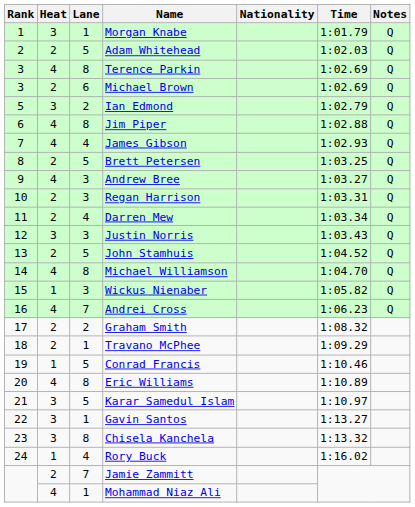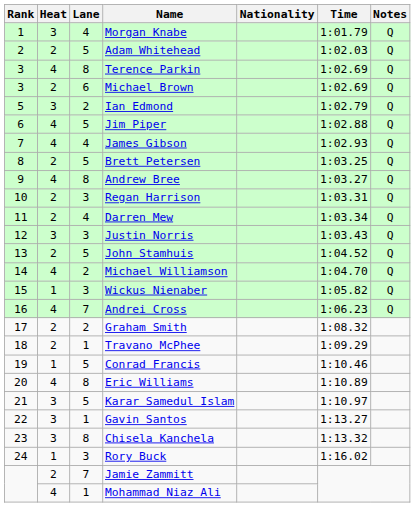(86, 32) 1 -> (86, 32) 4
(86, 124) 8 -> (86, 124) 5
(86, 180) 3 -> (86, 180) 8
(86, 272) 8 -> (86, 272) 2
(86, 456) 4 -> (86, 456) 3
